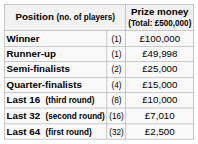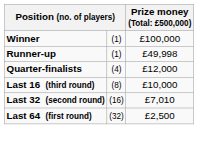- row: (38, 69)
(160, 85) £15,000 -> (160, 69) £12,000
